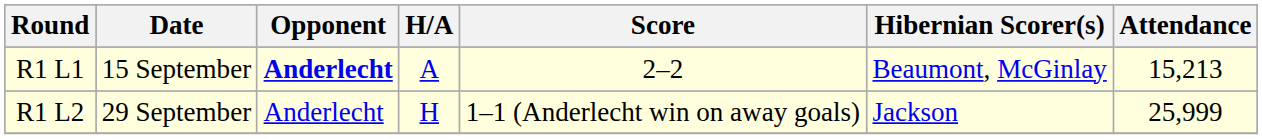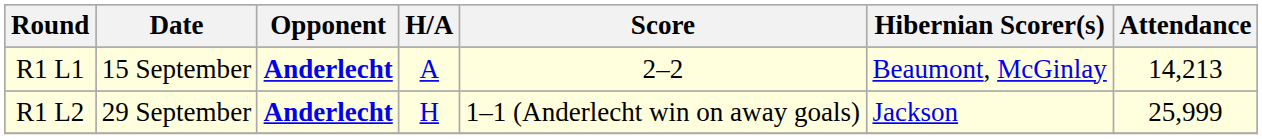(1185, 68) 15,213 -> (1185, 68) 14,213
(324, 111) normal -> (328, 111) bold
